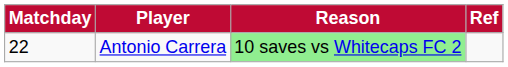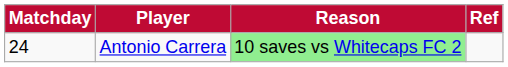(19, 47) 22 -> (19, 47) 24
